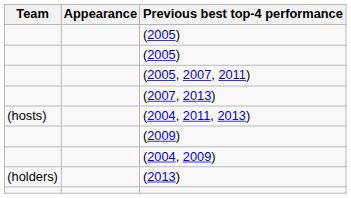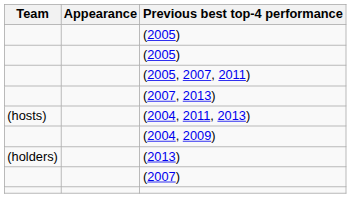- row: (33, 136)
+ row: (33, 177)
